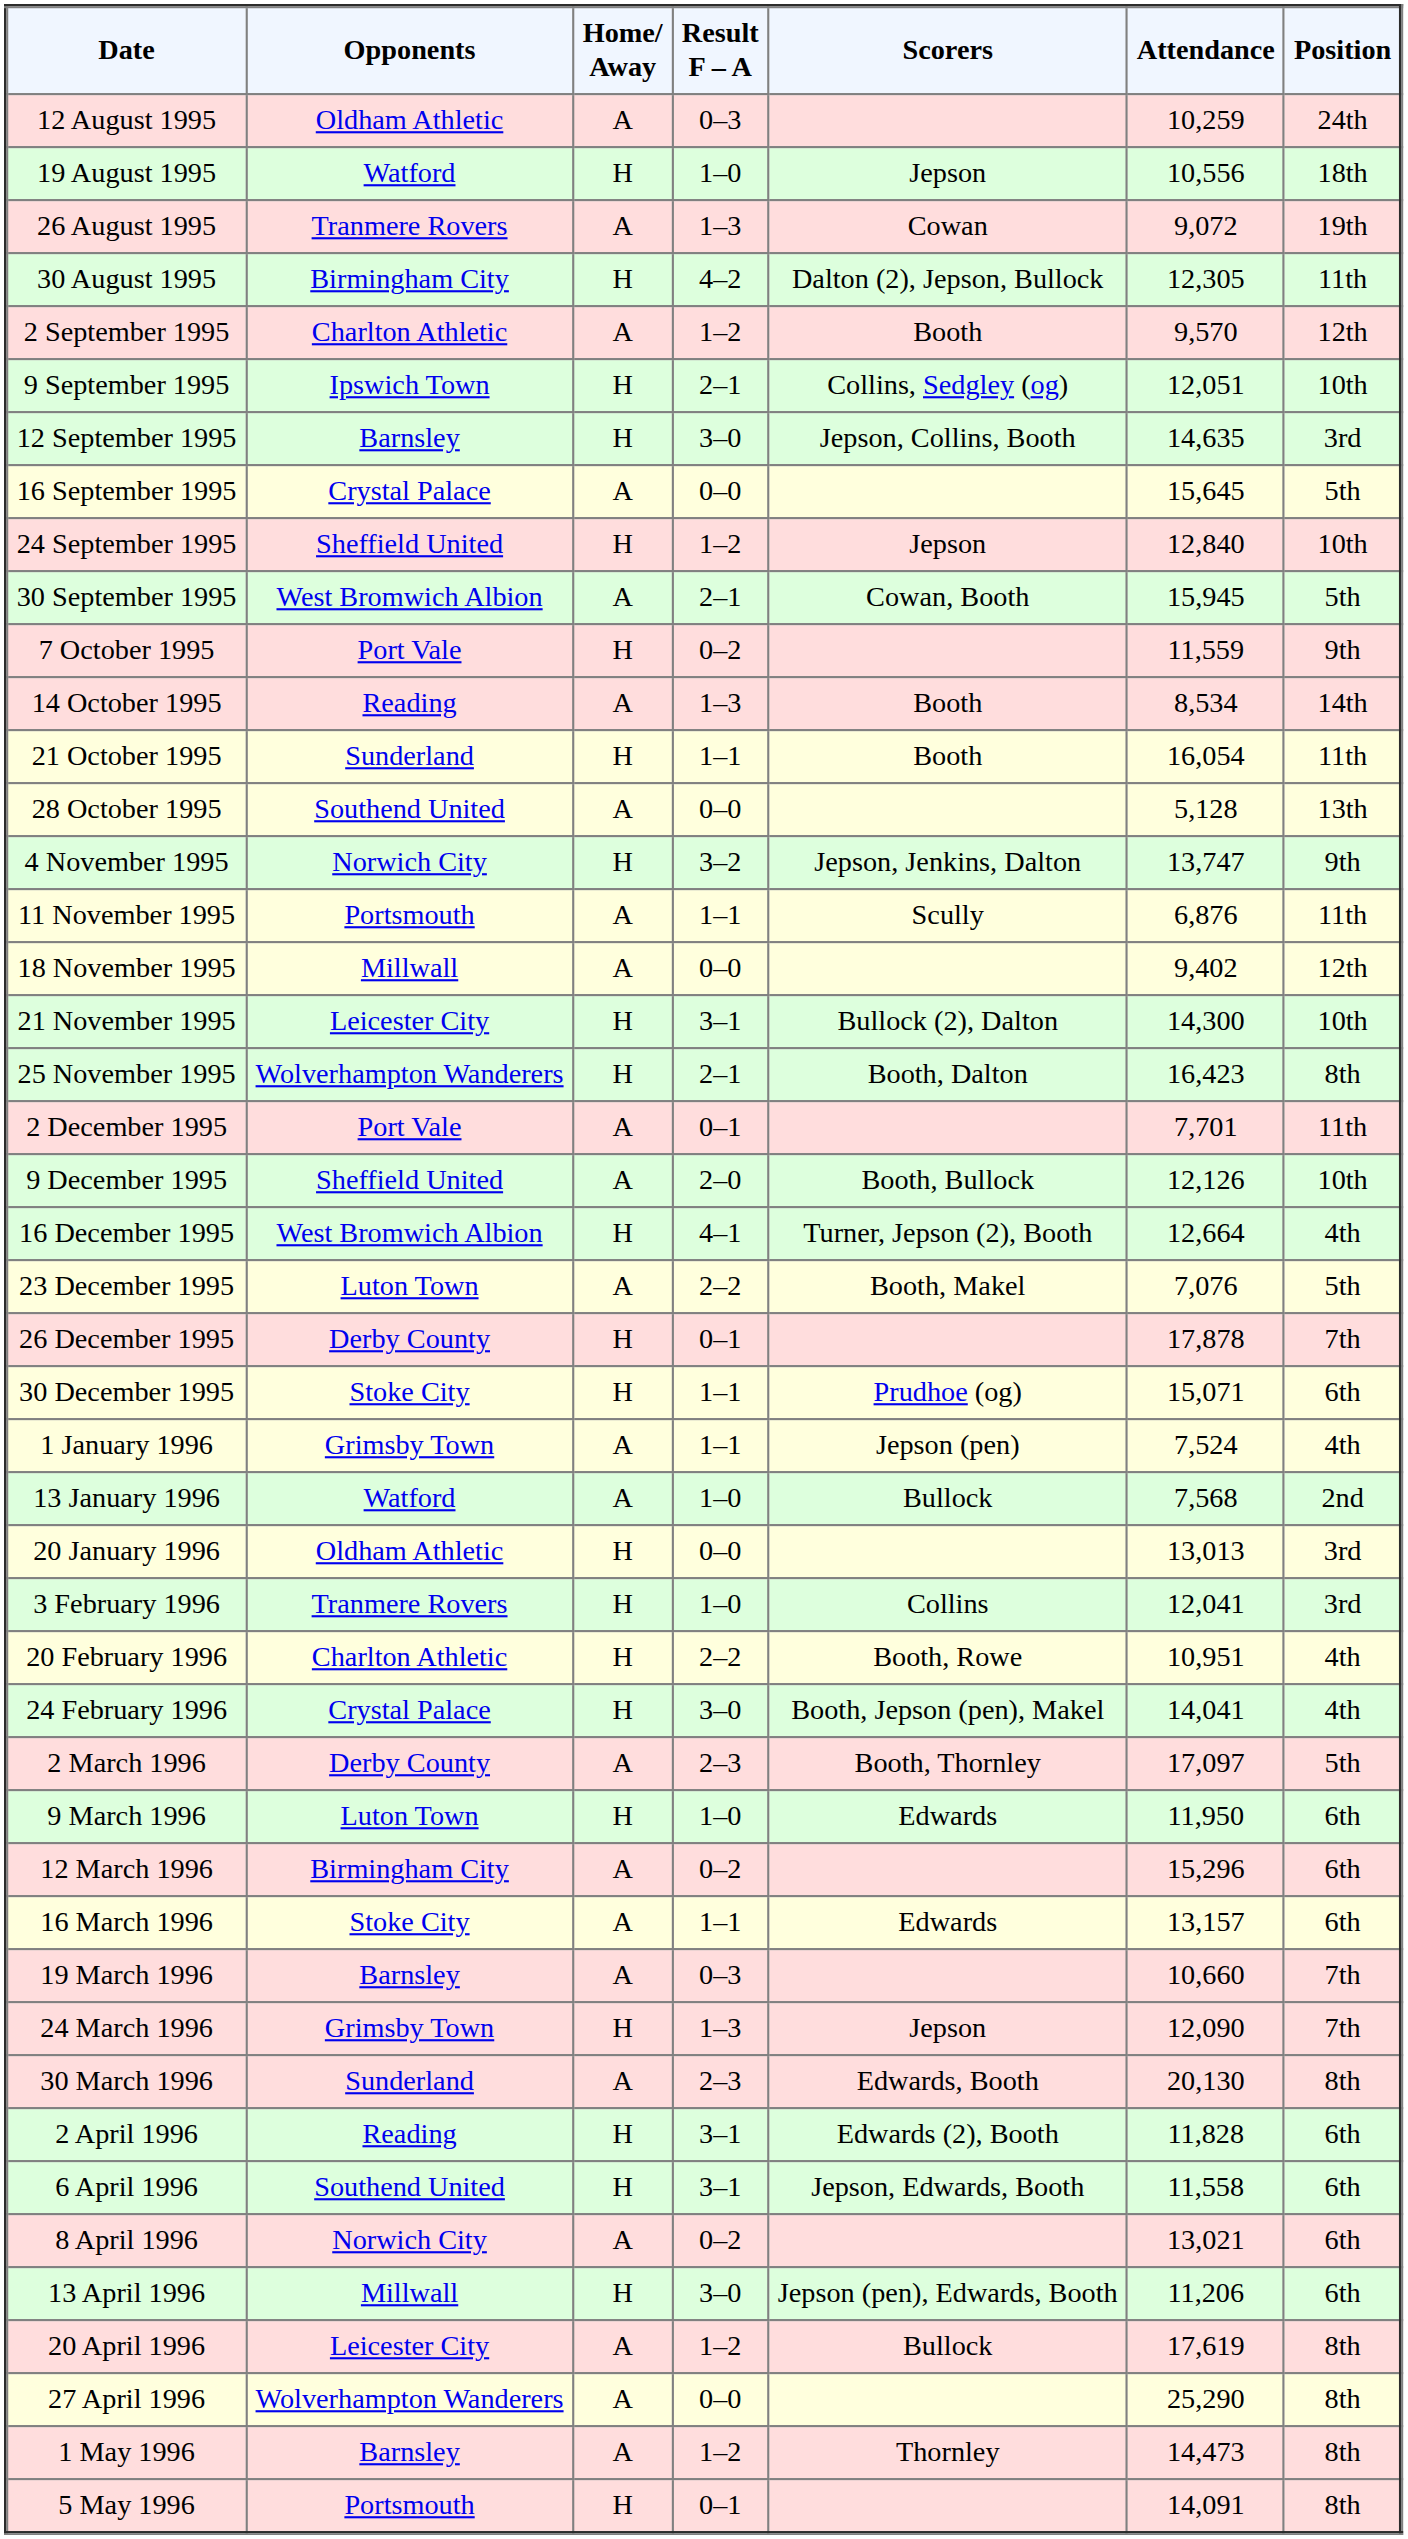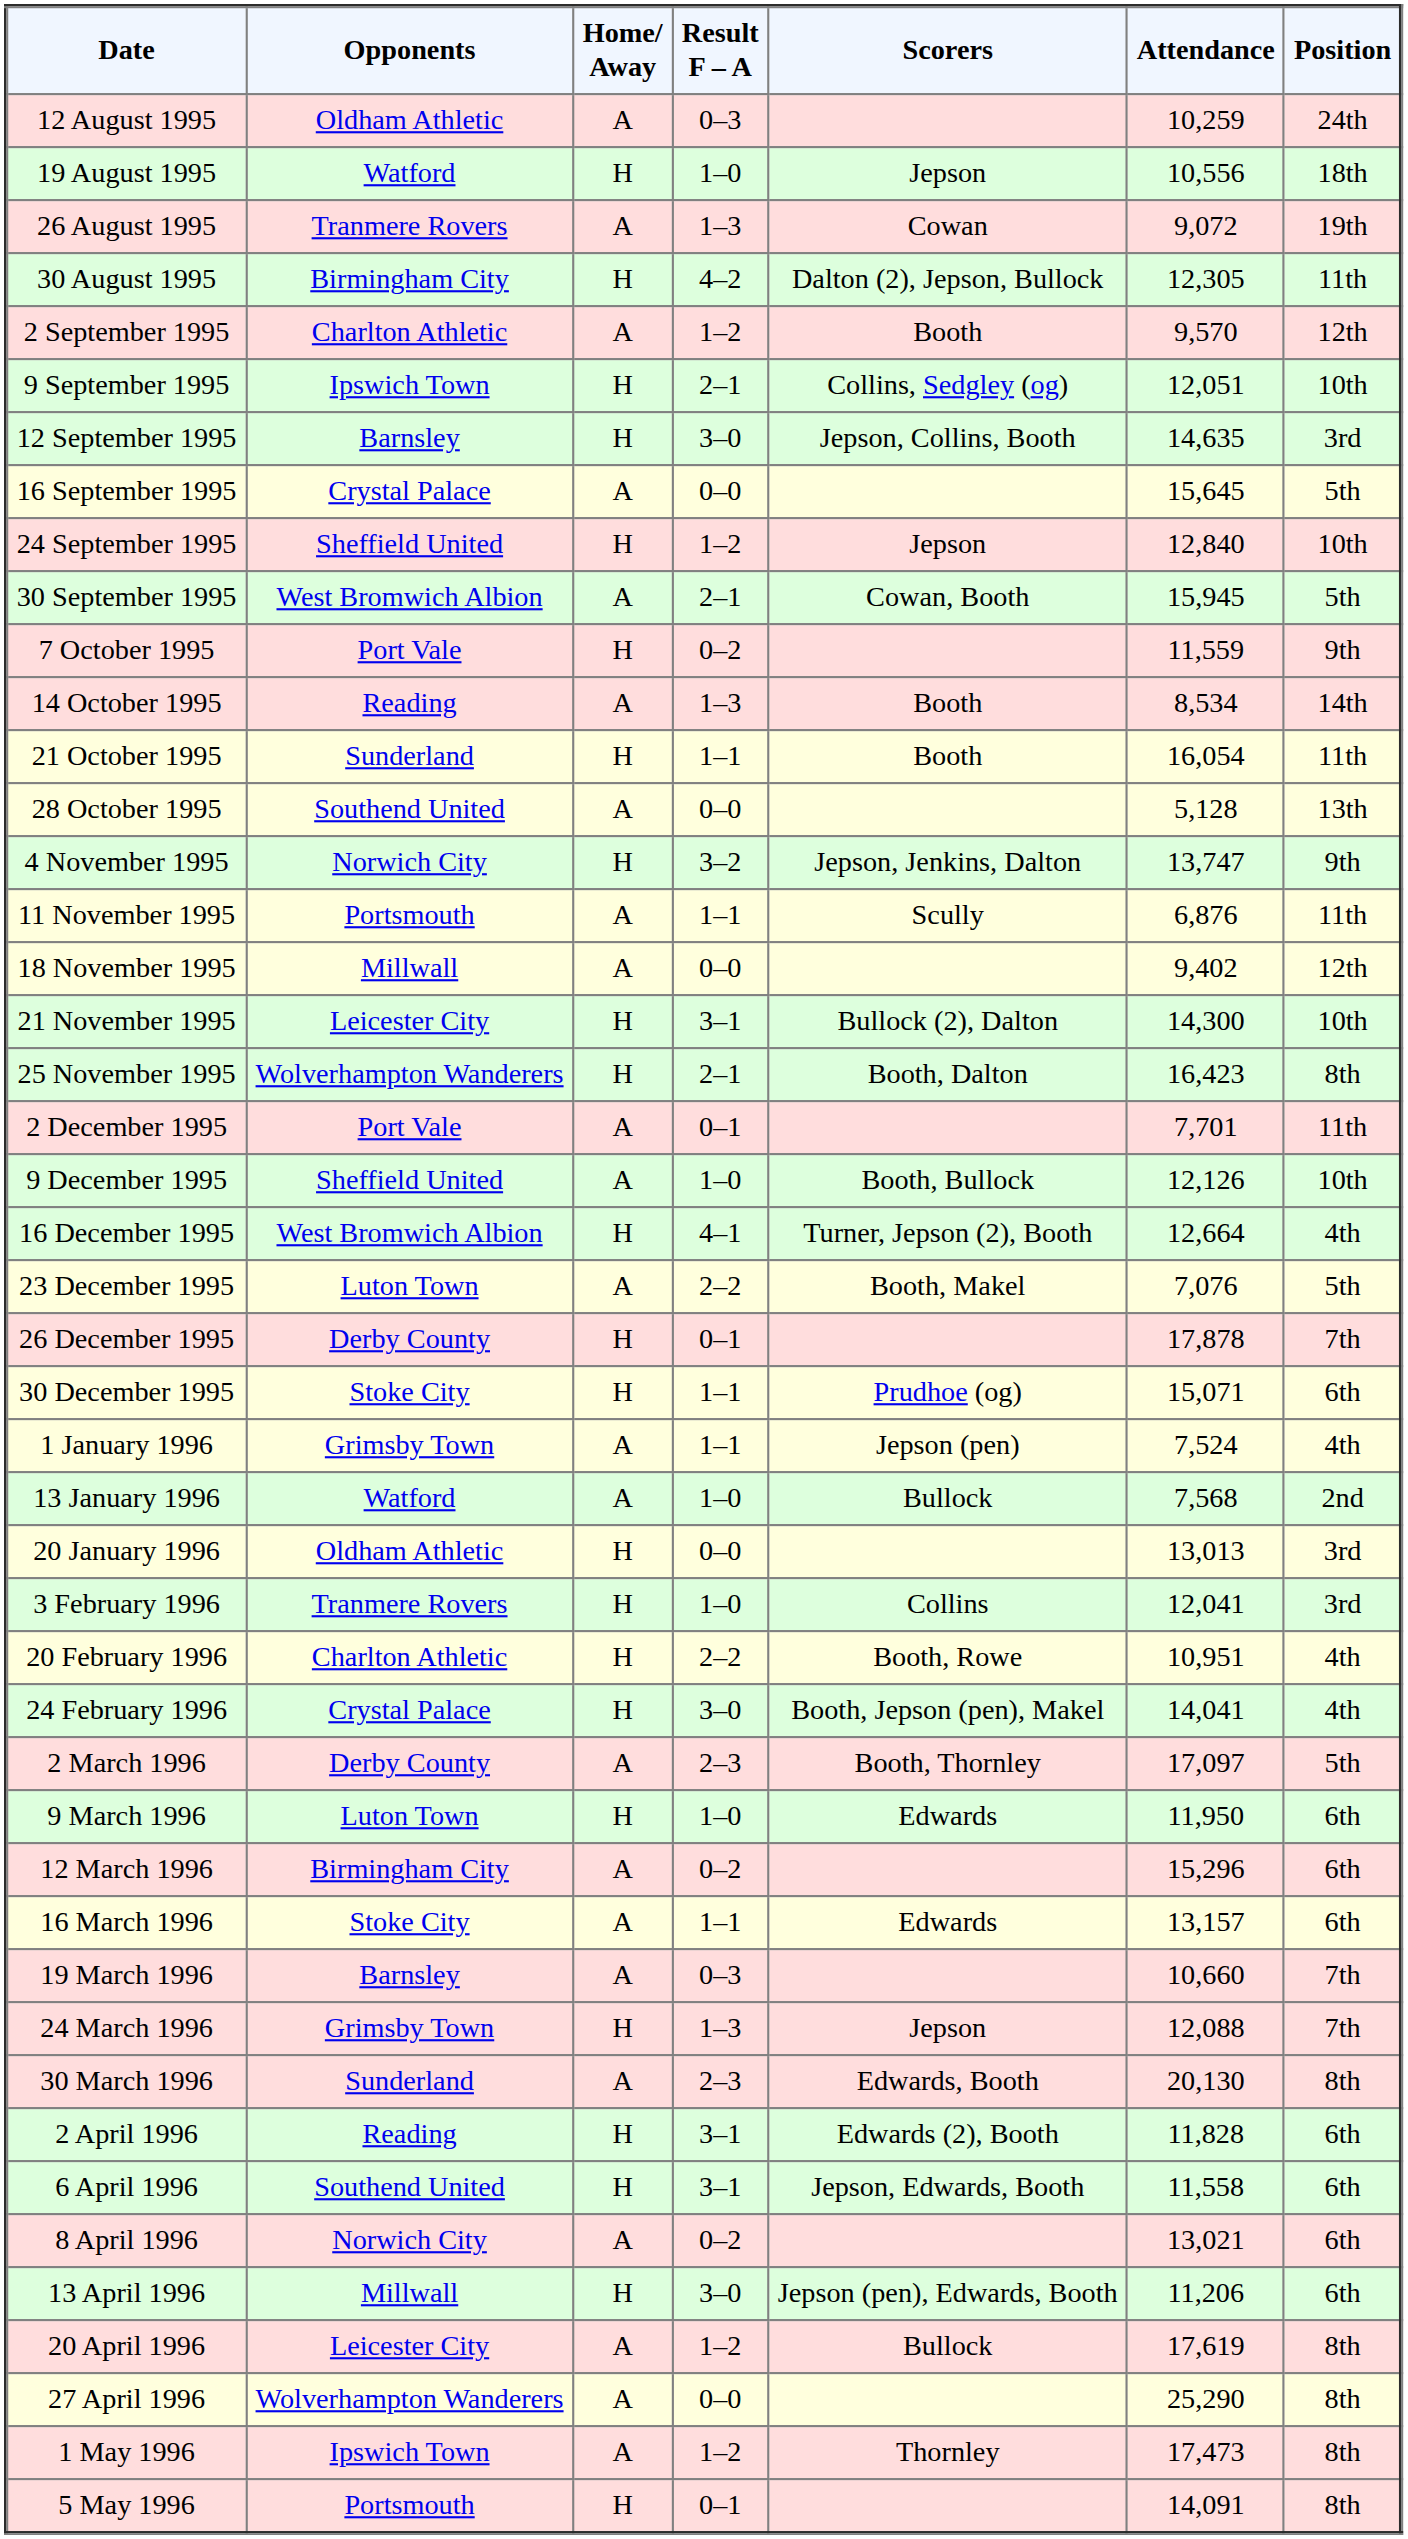(720, 1180) 2–0 -> (720, 1180) 1–0
(1206, 2028) 12,090 -> (1206, 2028) 12,088
(410, 2452) Barnsley -> (410, 2452) Ipswich Town
(1206, 2452) 14,473 -> (1206, 2452) 17,473
